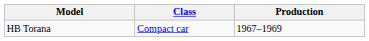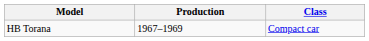columns swapped: (185, 12) <-> (299, 12)
